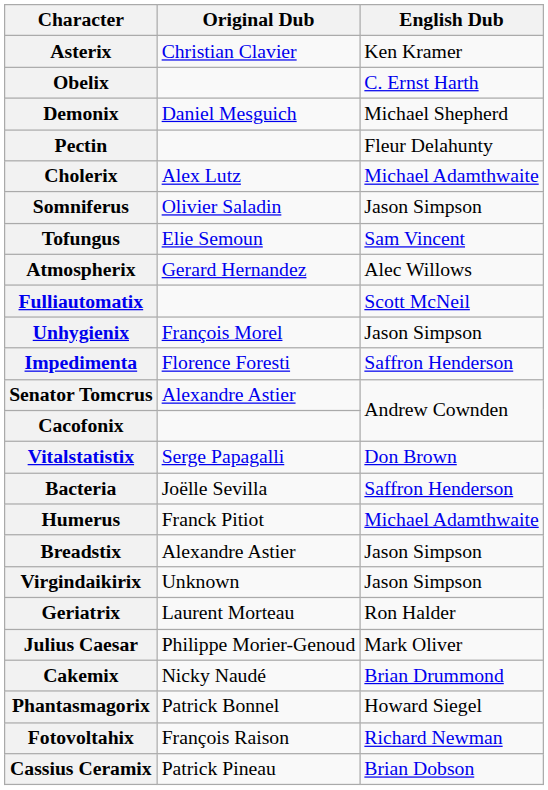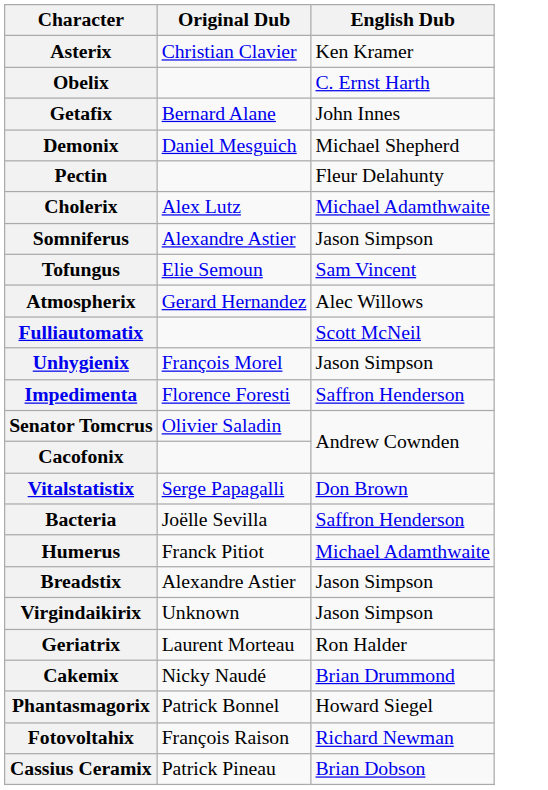+ row: (81, 113)
(221, 207) Olivier Saladin -> (229, 238) Alexandre Astier
(229, 394) Alexandre Astier -> (221, 425) Olivier Saladin
- row: (81, 644)
